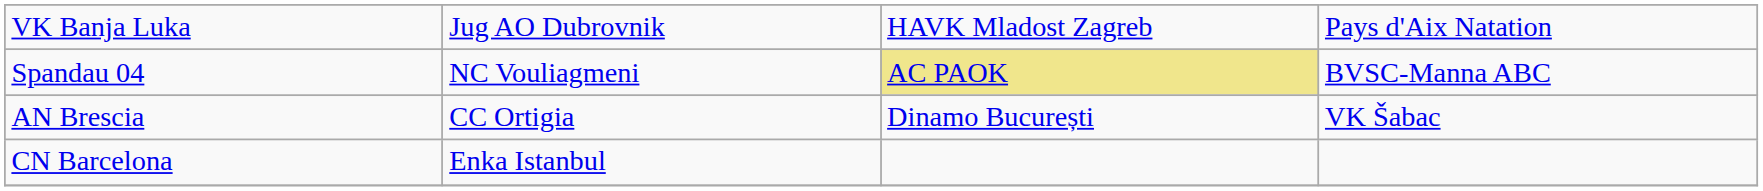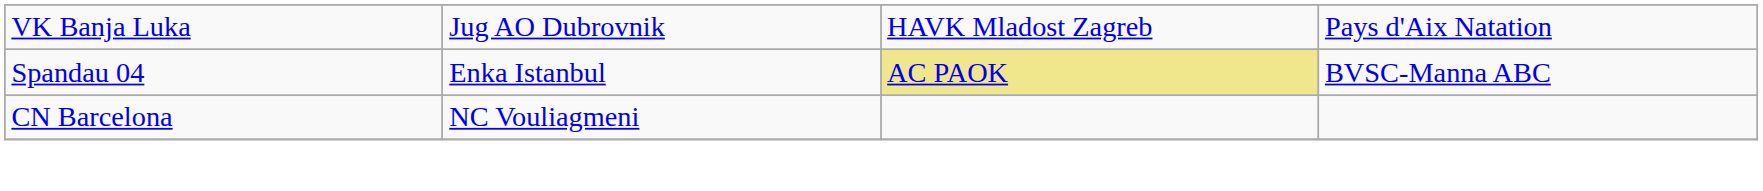(544, 71) NC Vouliagmeni -> (528, 71) Enka Istanbul
- row: (78, 116)
(528, 161) Enka Istanbul -> (544, 116) NC Vouliagmeni
